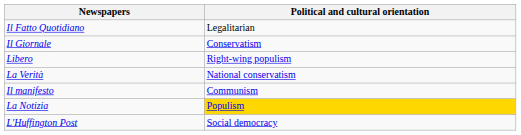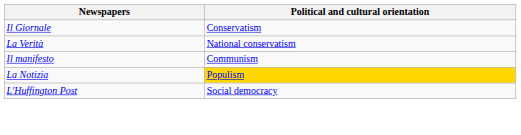- row: (45, 28)
- row: (20, 59)
